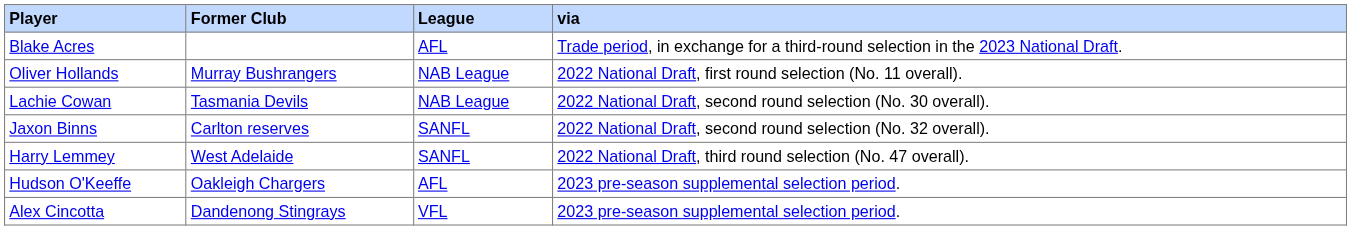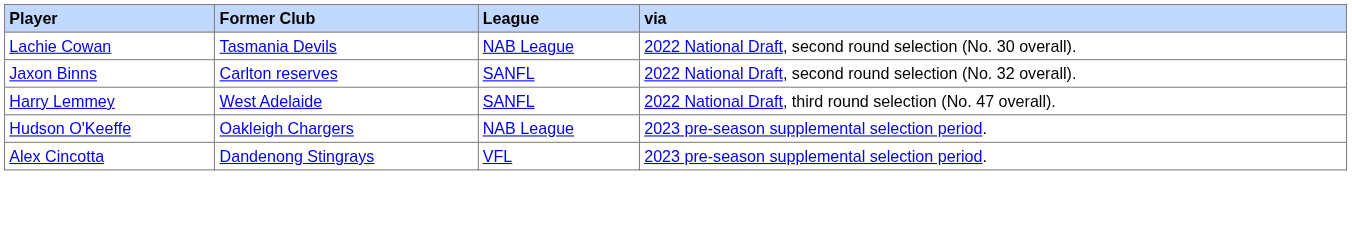- row: (52, 46)
- row: (64, 73)
(433, 184) AFL -> (528, 129) NAB League
